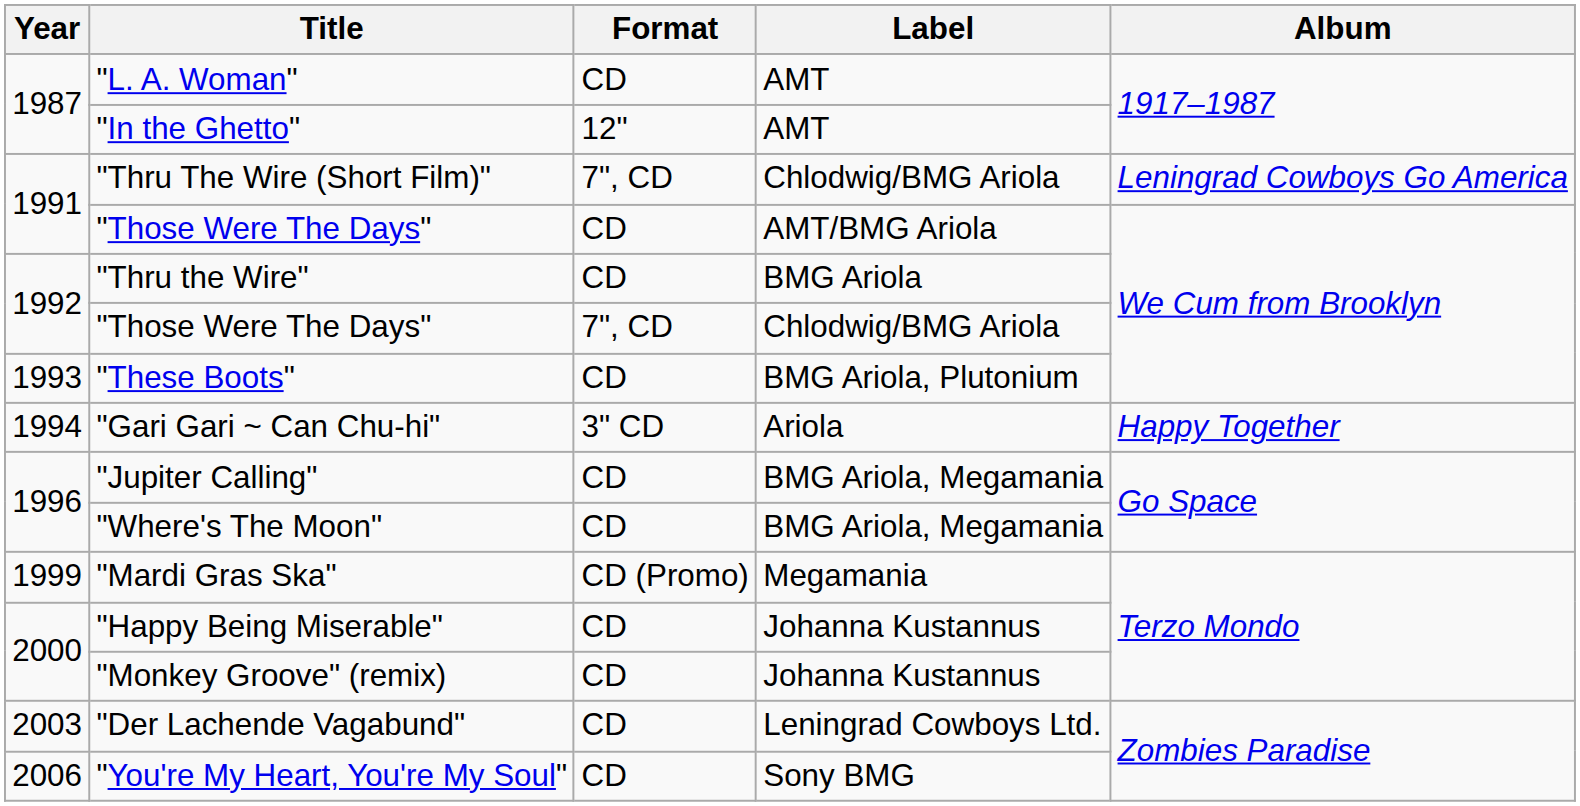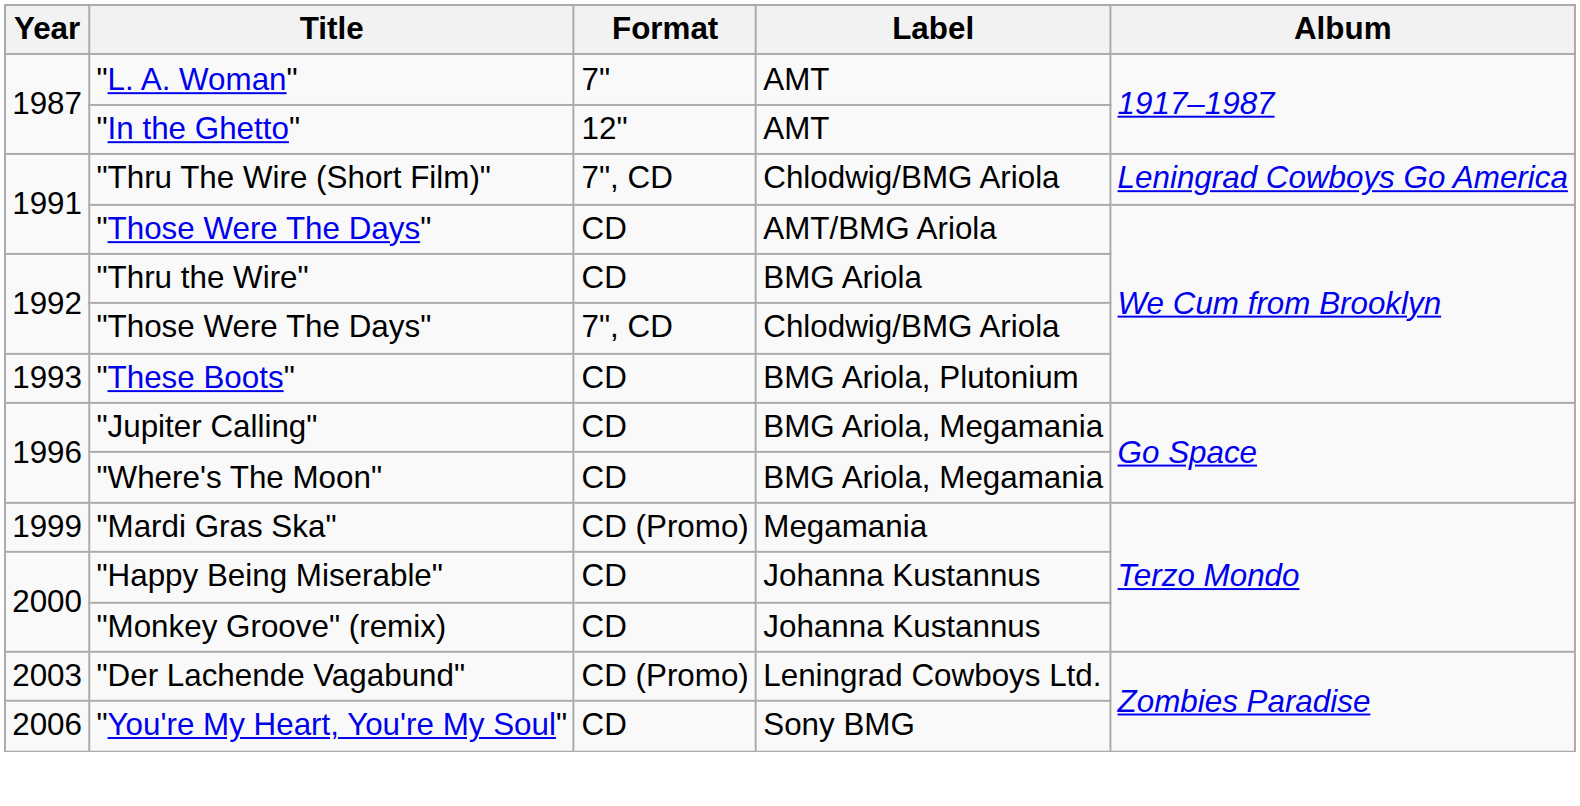(604, 79) CD -> (596, 79) 7"
- row: (268, 427)
(604, 725) CD -> (665, 675) CD (Promo)
